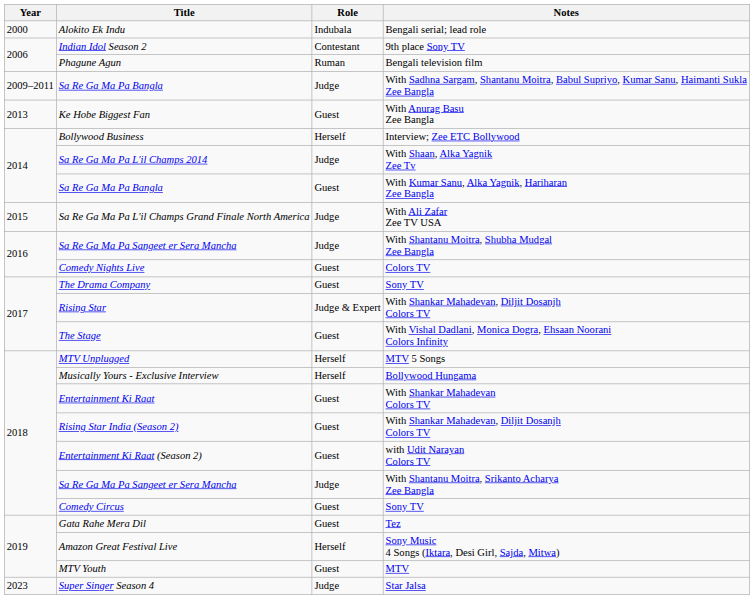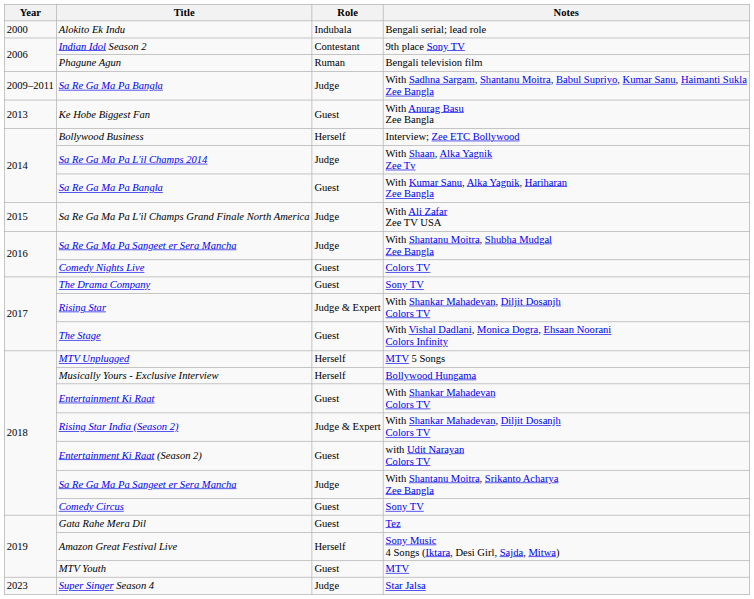(327, 427) Guest -> (348, 427) Judge & Expert
